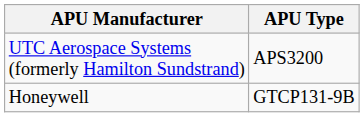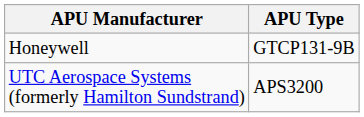rows swapped: (49, 97) <-> (127, 58)
